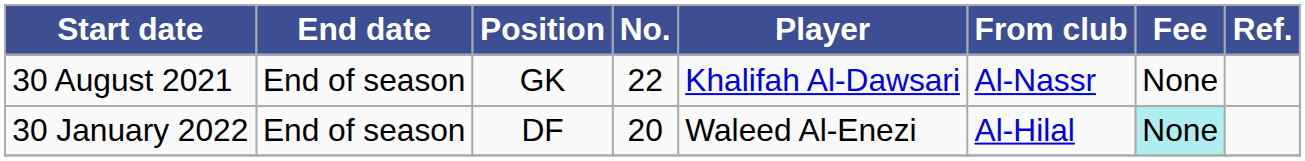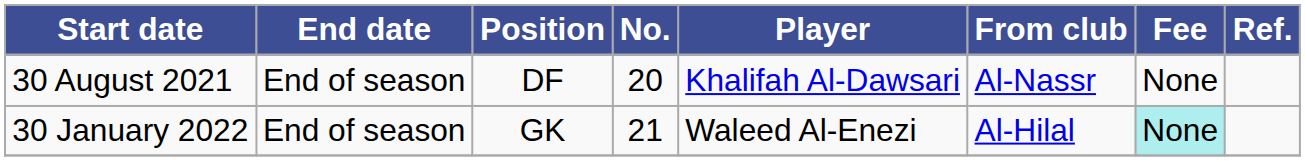(543, 79) GK -> (543, 79) DF
(645, 79) 22 -> (645, 79) 20
(543, 130) DF -> (543, 130) GK
(645, 130) 20 -> (645, 130) 21
